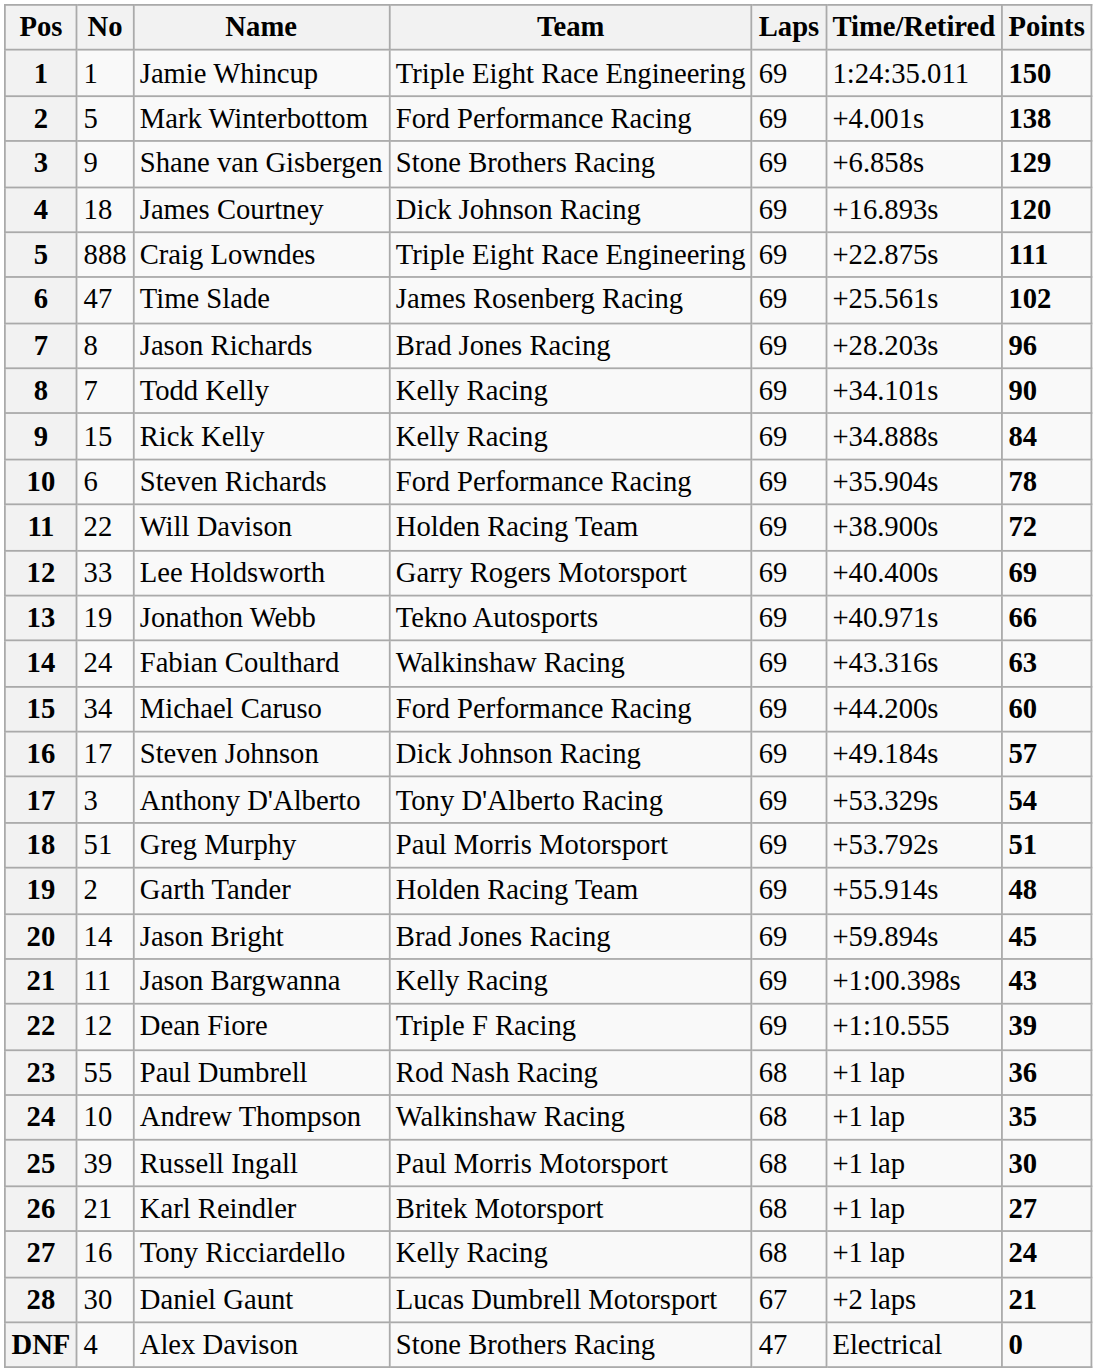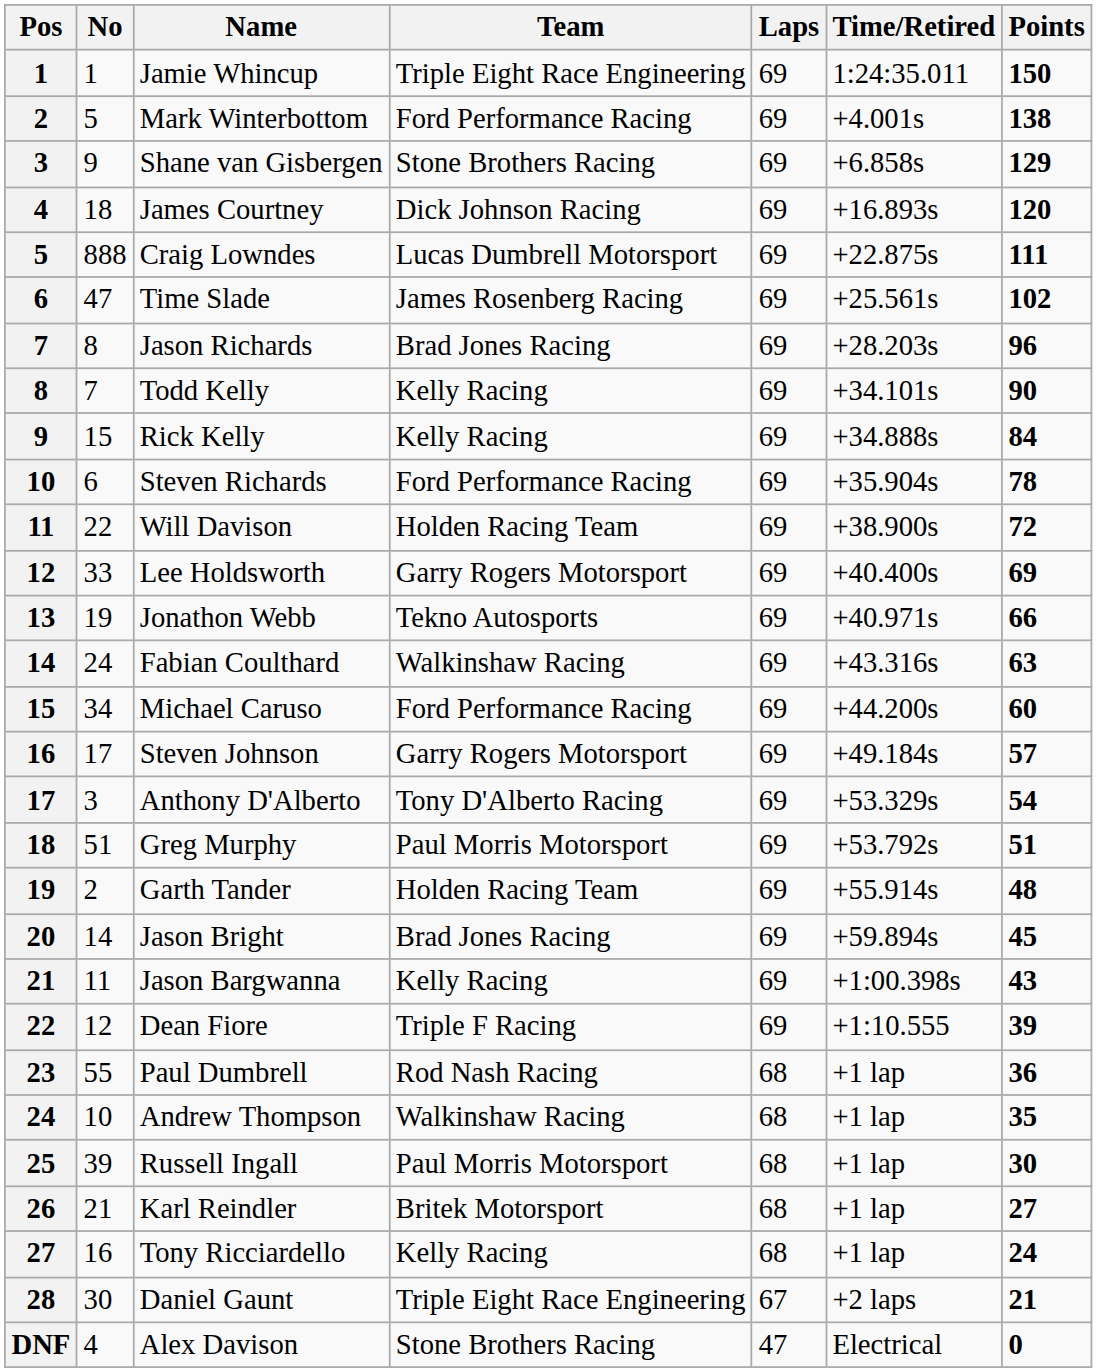(571, 254) Triple Eight Race Engineering -> (556, 254) Lucas Dumbrell Motorsport
(518, 753) Dick Johnson Racing -> (541, 753) Garry Rogers Motorsport
(556, 1299) Lucas Dumbrell Motorsport -> (571, 1299) Triple Eight Race Engineering
